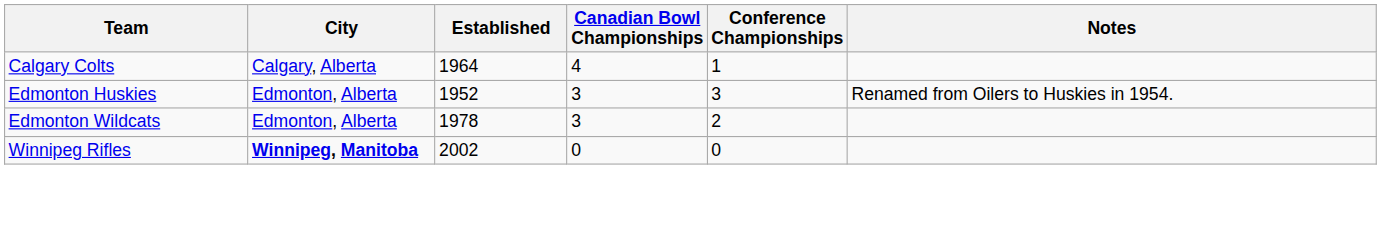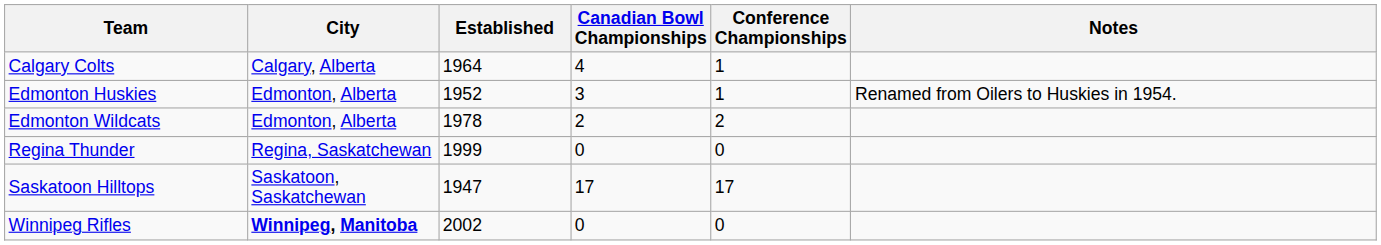(716, 94) 3 -> (720, 94) 1
(576, 121) 3 -> (580, 121) 2
+ row: (72, 149)
+ row: (81, 187)
